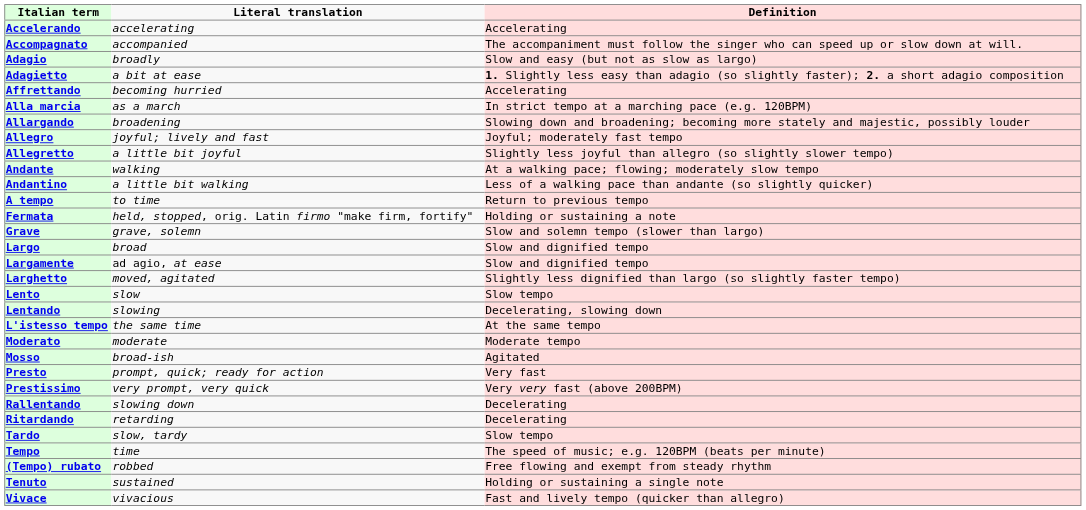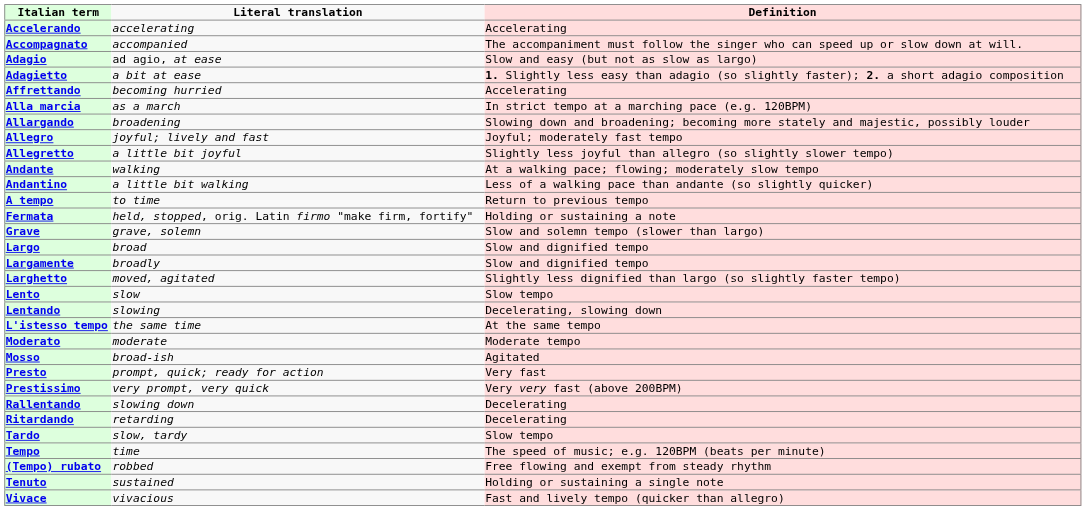(136, 59) broadly -> (167, 59) ad agio, at ease
(167, 263) ad agio, at ease -> (136, 263) broadly
